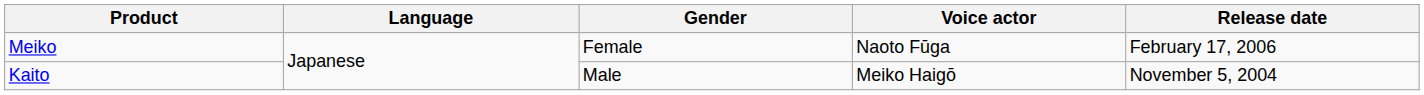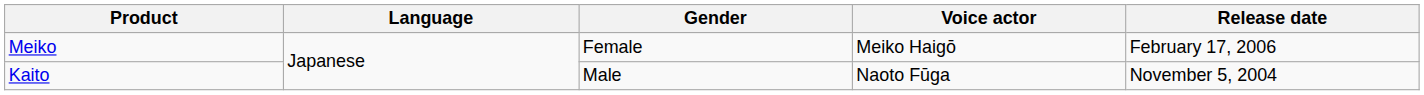(903, 47) Naoto Fūga -> (906, 47) Meiko Haigō
(906, 75) Meiko Haigō -> (903, 75) Naoto Fūga
